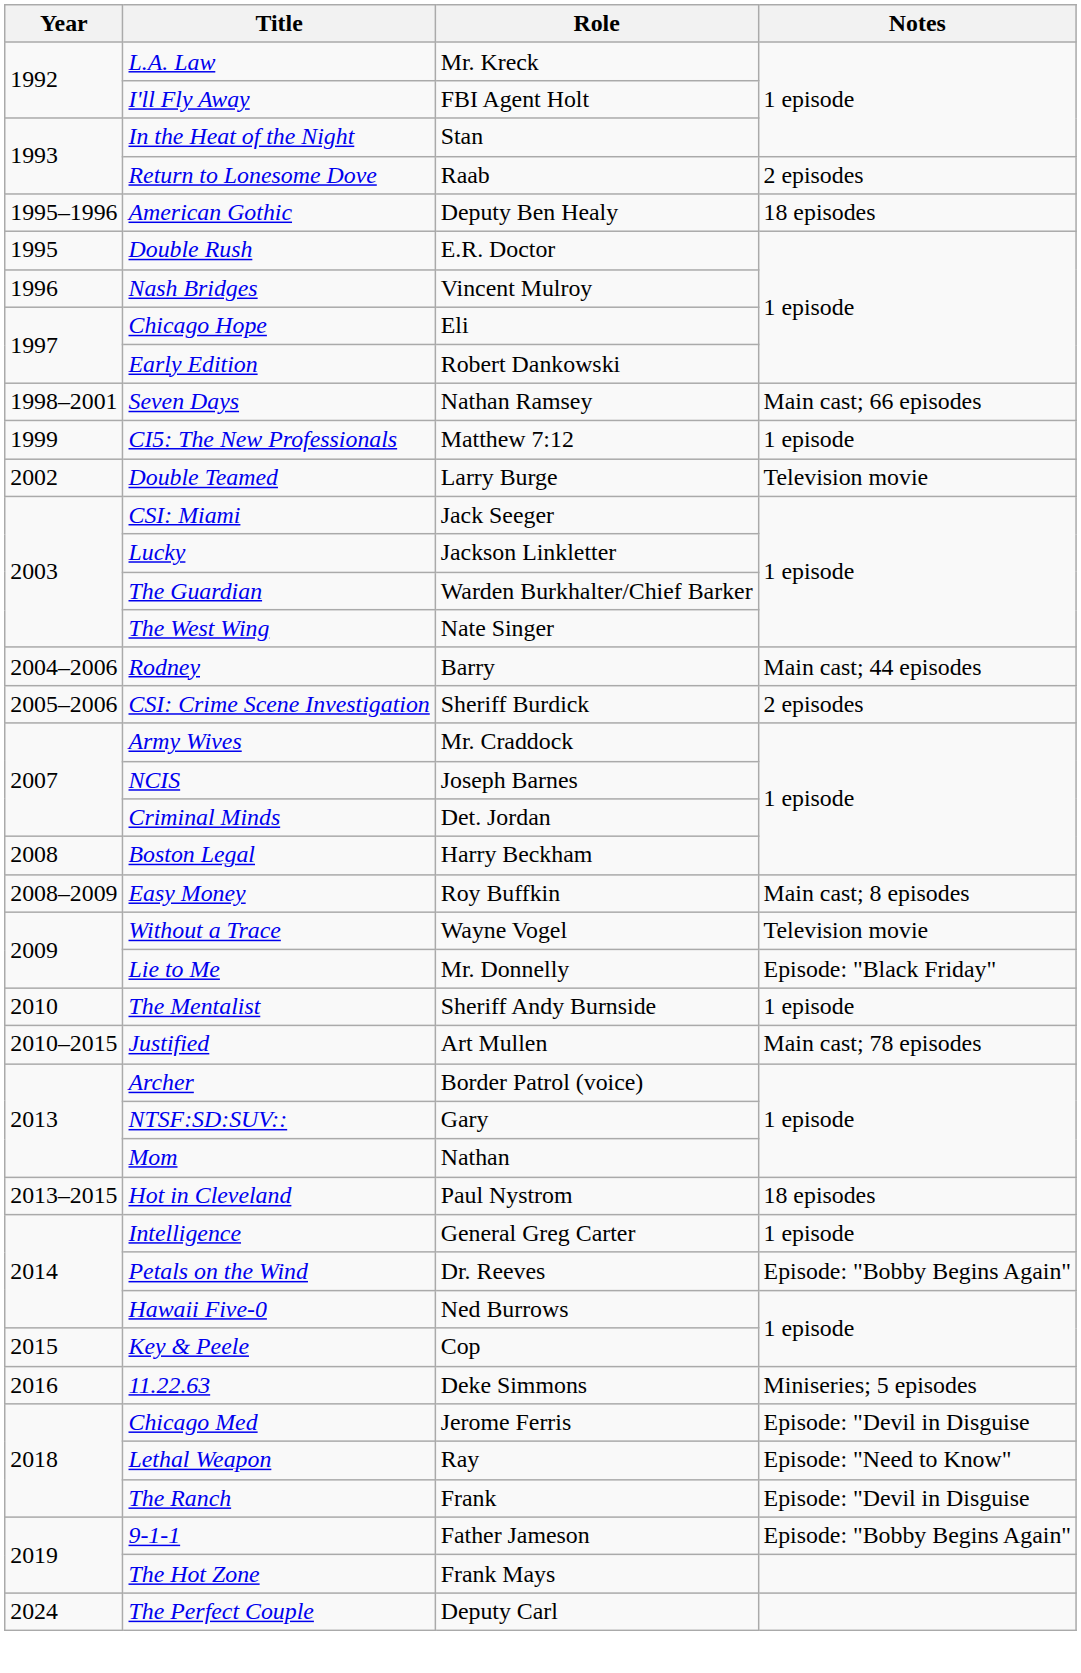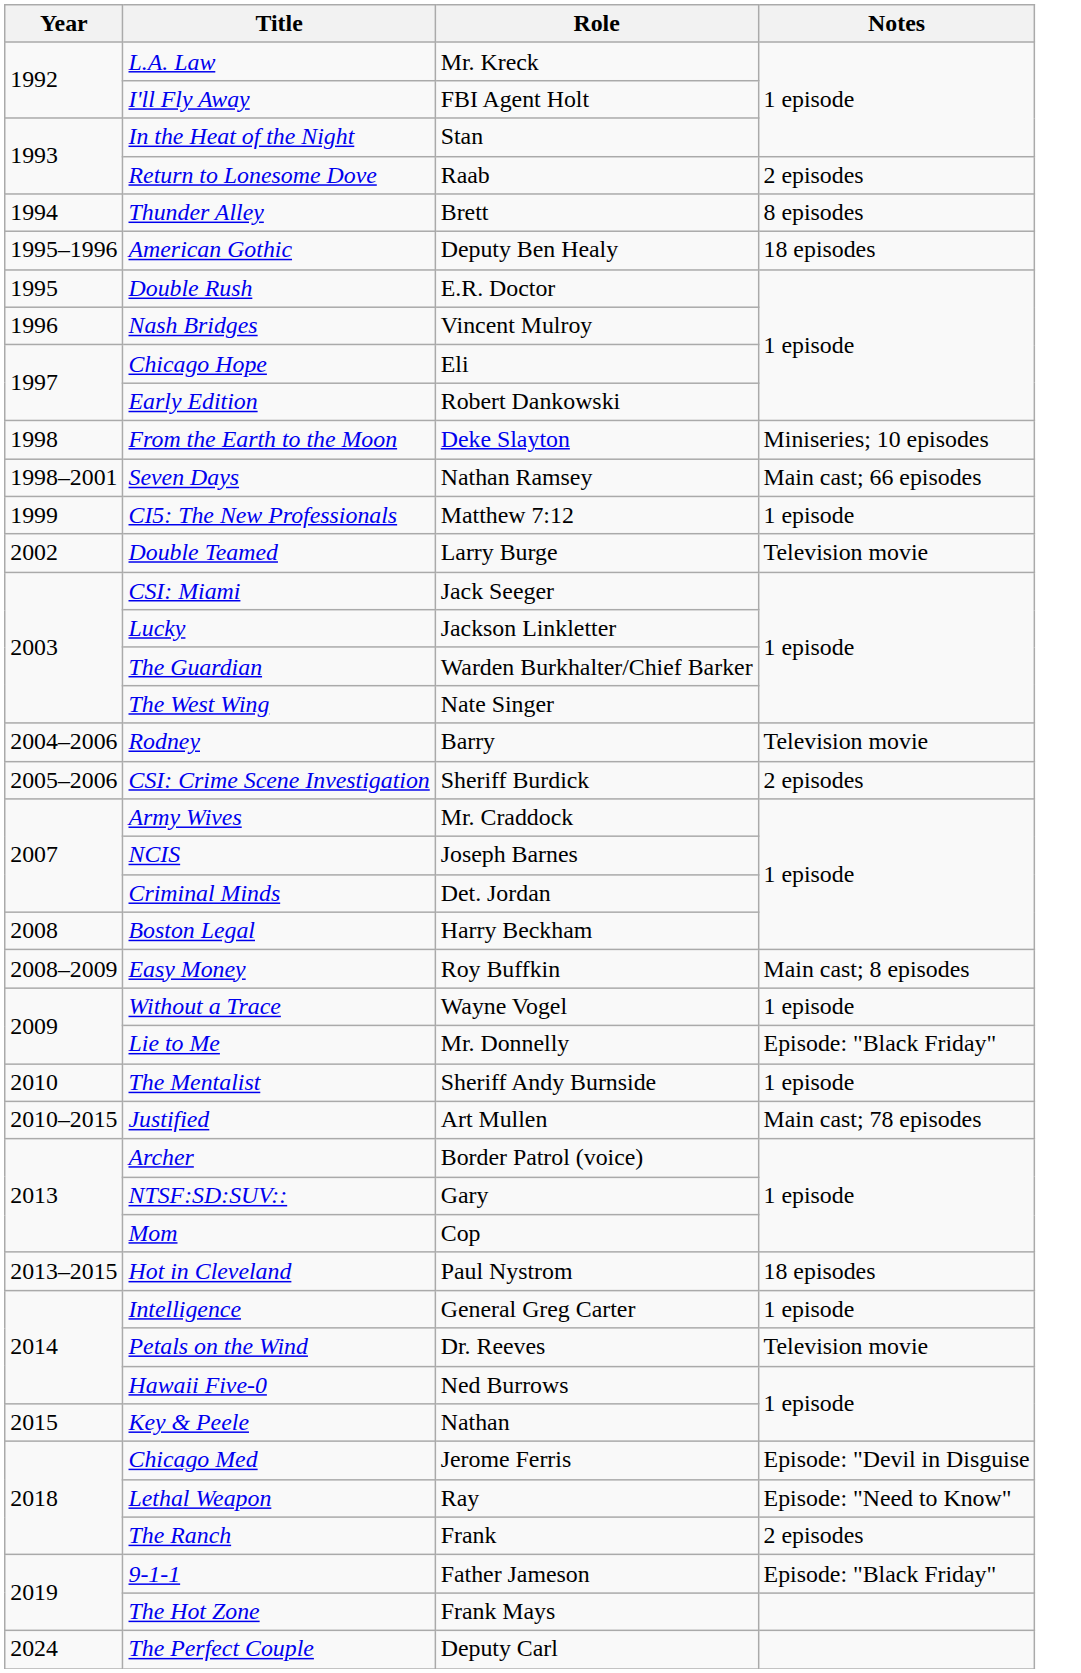+ row: (196, 212)
+ row: (263, 439)
(872, 666) Main cast; 44 episodes -> (846, 741) Television movie
(846, 930) Television movie -> (809, 1006) 1 episode
(475, 1157) Nathan -> (461, 1233) Cop
(917, 1271) Episode: "Bobby Begins Again" -> (846, 1346) Television movie
(461, 1346) Cop -> (475, 1422) Nathan
- row: (169, 1384)
(897, 1497) Episode: "Devil in Disguise -> (814, 1535) 2 episodes
(917, 1535) Episode: "Bobby Begins Again" -> (880, 1573) Episode: "Black Friday"
